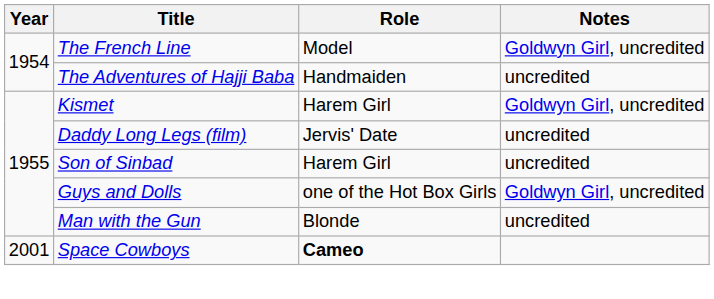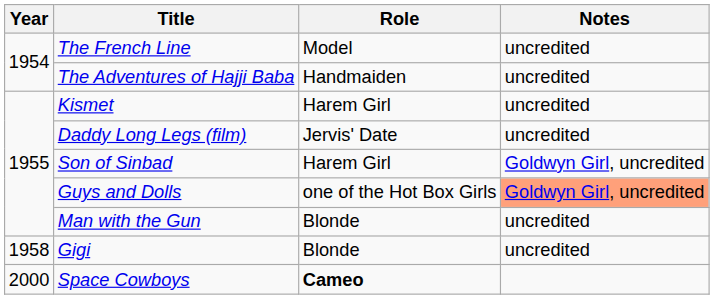(605, 47) Goldwyn Girl, uncredited -> (547, 47) uncredited
(605, 105) Goldwyn Girl, uncredited -> (547, 105) uncredited
(547, 163) uncredited -> (605, 163) Goldwyn Girl, uncredited
(605, 192) no background -> (605, 192) lightsalmon background
+ row: (74, 250)
(29, 250) 2001 -> (29, 279) 2000
